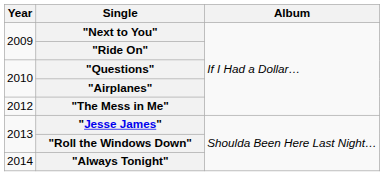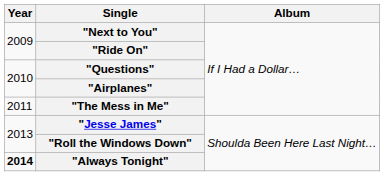(20, 106) 2012 -> (20, 106) 2011
(20, 161) normal -> (20, 161) bold
